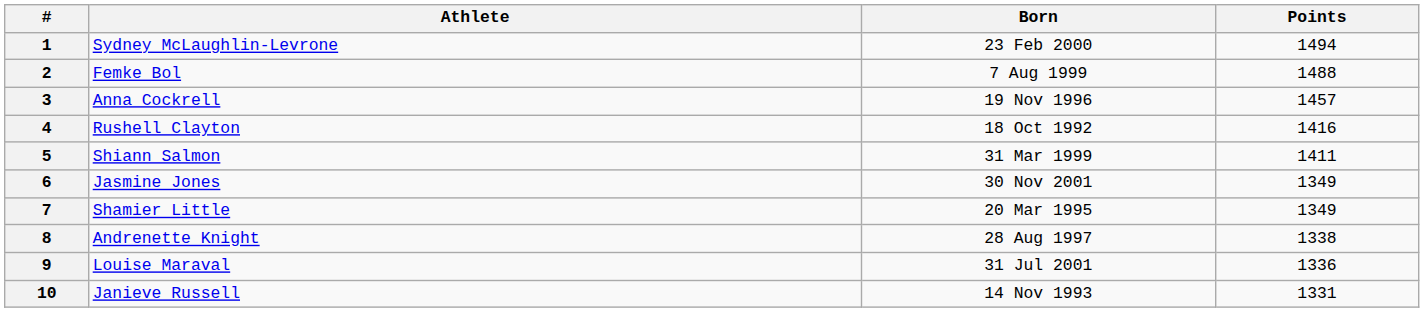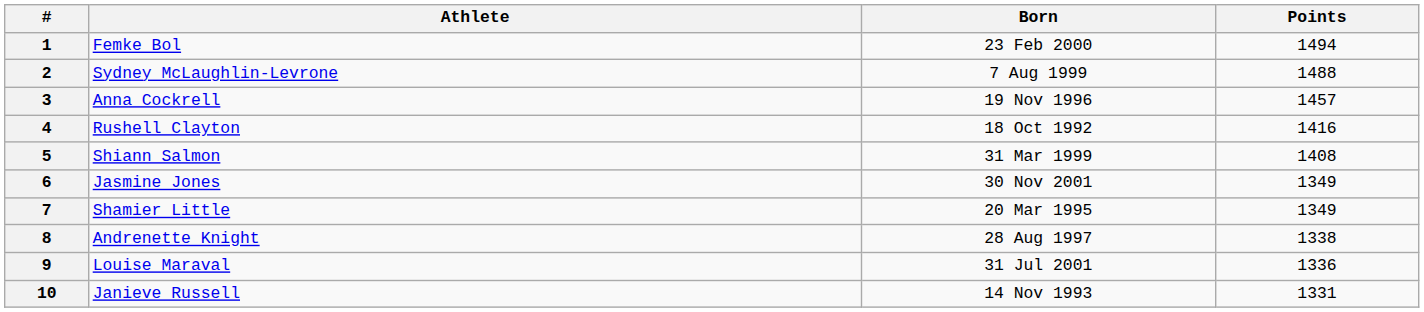(215, 46) Sydney McLaughlin-Levrone -> (137, 46) Femke Bol
(137, 73) Femke Bol -> (215, 73) Sydney McLaughlin-Levrone
(1317, 156) 1411 -> (1317, 156) 1408
